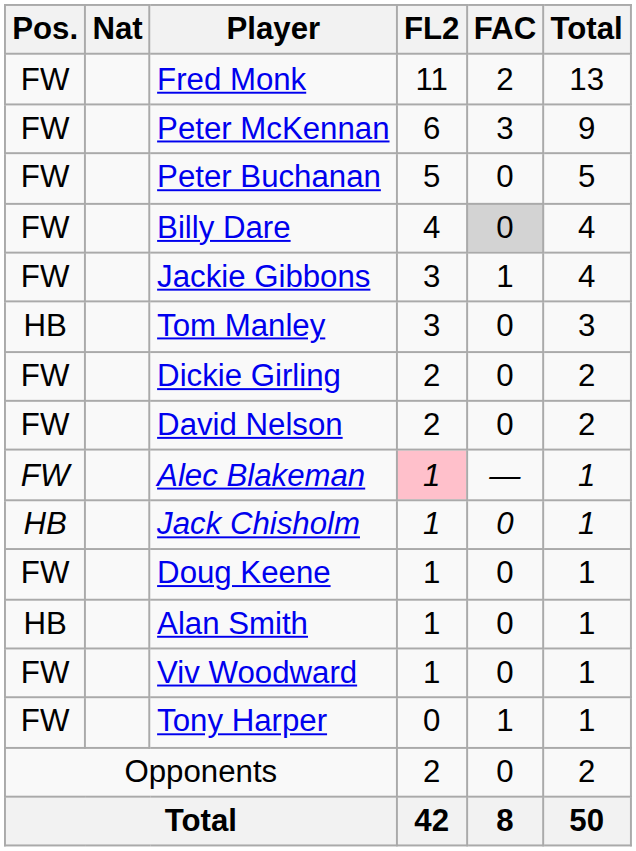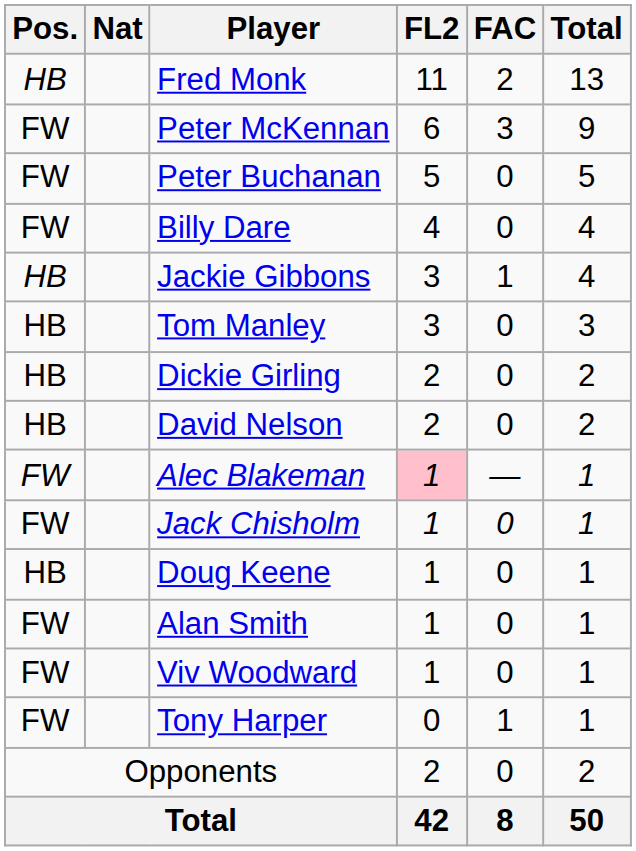(45, 78) FW -> (45, 78) HB
(505, 227) lightgrey background -> (505, 227) no background
(45, 276) FW -> (45, 276) HB
(45, 375) FW -> (45, 375) HB
(45, 425) FW -> (45, 425) HB
(45, 524) HB -> (45, 524) FW
(45, 573) FW -> (45, 573) HB
(45, 623) HB -> (45, 623) FW
